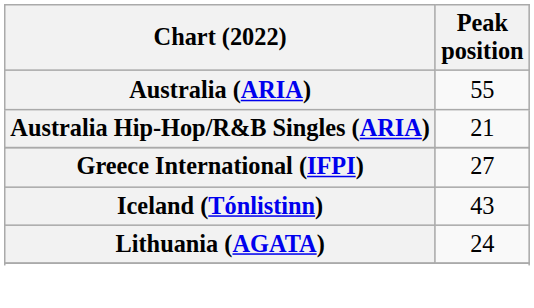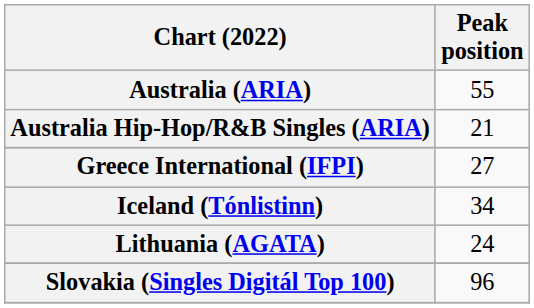(482, 205) 43 -> (482, 205) 34
+ row: (220, 282)
